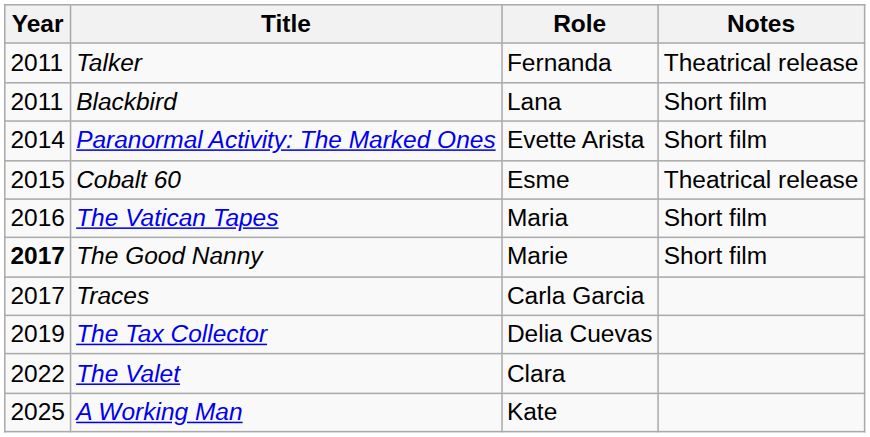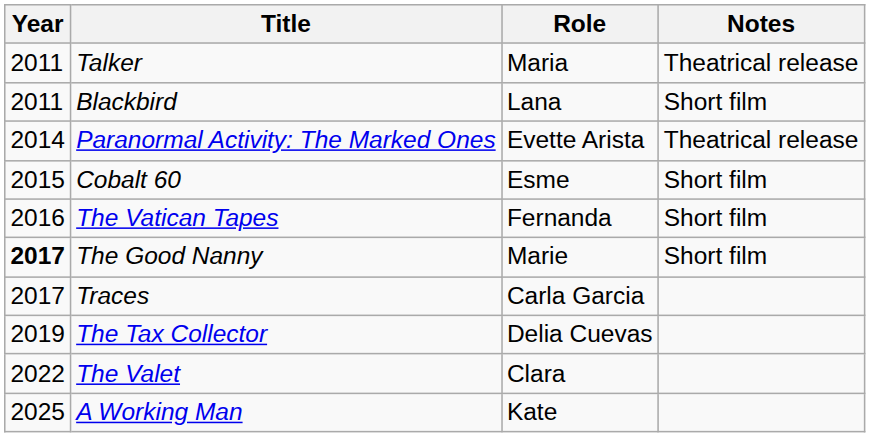(559, 62) Fernanda -> (538, 62) Maria
(715, 140) Short film -> (761, 140) Theatrical release
(761, 179) Theatrical release -> (715, 179) Short film
(538, 218) Maria -> (559, 218) Fernanda
